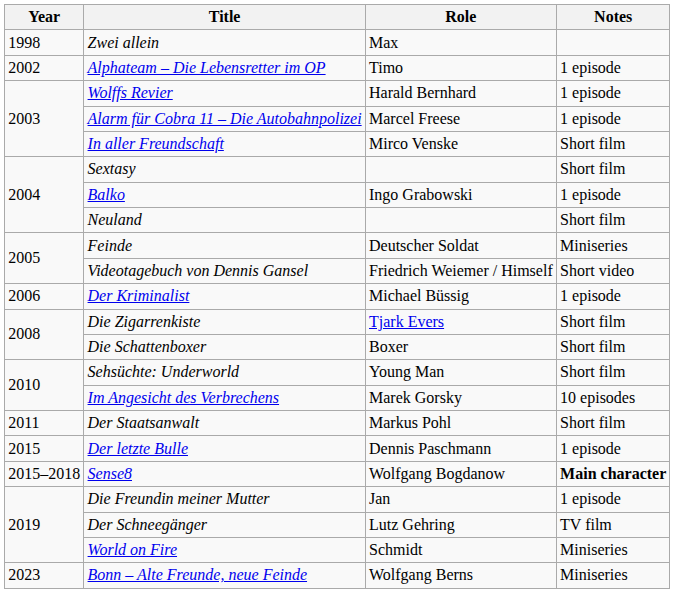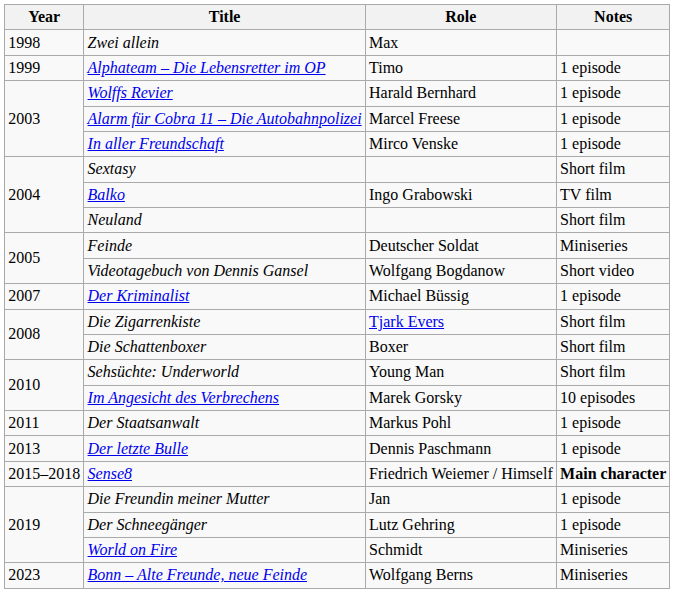(24, 67) 2002 -> (24, 67) 1999
(593, 144) Short film -> (591, 144) 1 episode
(591, 194) 1 episode -> (586, 194) TV film
(461, 270) Friedrich Weiemer / Himself -> (437, 270) Wolfgang Bogdanow
(24, 296) 2006 -> (24, 296) 2007
(593, 423) Short film -> (591, 423) 1 episode
(24, 448) 2015 -> (24, 448) 2013
(437, 473) Wolfgang Bogdanow -> (461, 473) Friedrich Weiemer / Himself
(586, 524) TV film -> (591, 524) 1 episode
